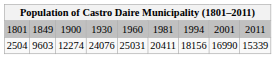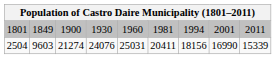(71, 45) 12274 -> (71, 45) 21274
